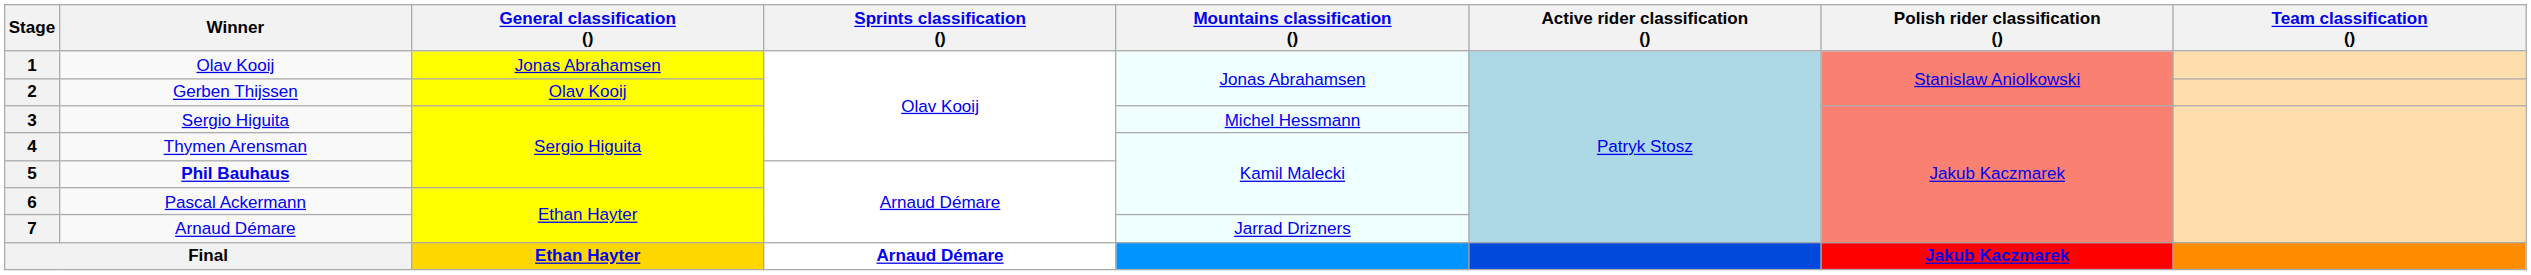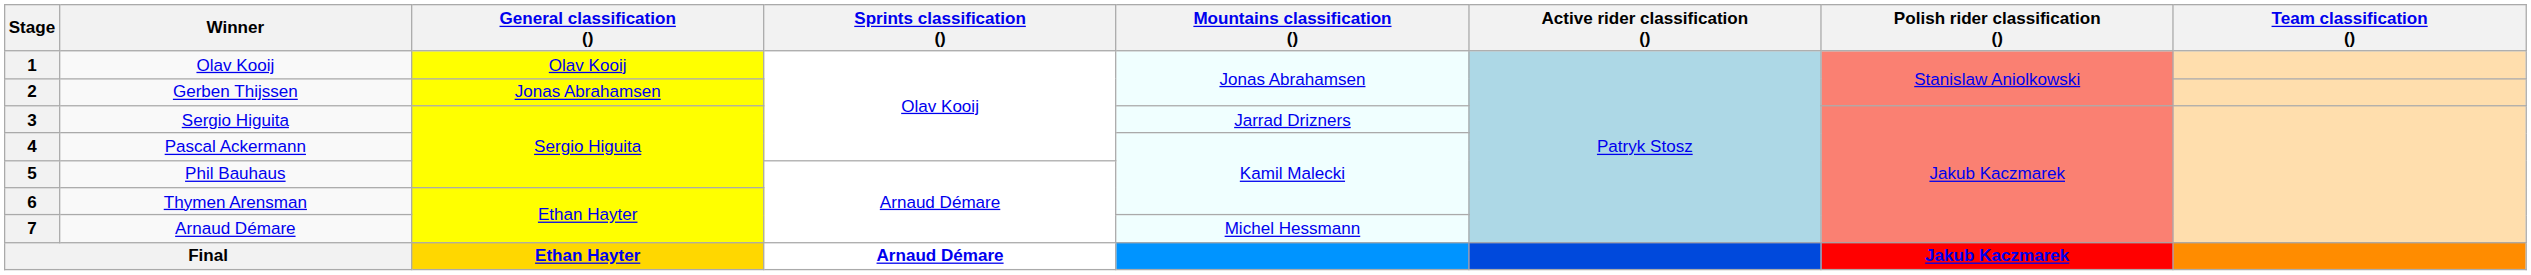(588, 65) Jonas Abrahamsen -> (588, 65) Olav Kooij
(588, 92) Olav Kooij -> (588, 92) Jonas Abrahamsen
(1292, 120) Michel Hessmann -> (1292, 120) Jarrad Drizners
(235, 147) Thymen Arensman -> (235, 147) Pascal Ackermann
(235, 174) bold -> (235, 174) normal
(235, 201) Pascal Ackermann -> (235, 201) Thymen Arensman
(1292, 229) Jarrad Drizners -> (1292, 229) Michel Hessmann
